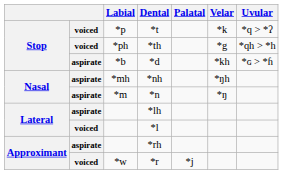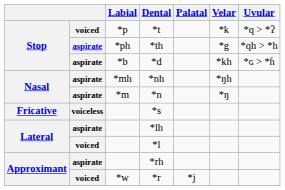(86, 46) voiced -> (87, 46) aspirate
+ row: (156, 111)
